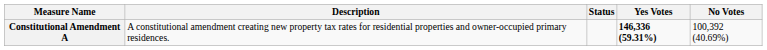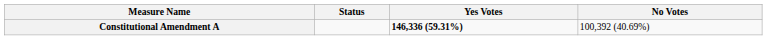- column: (356, 12)
